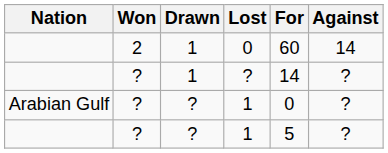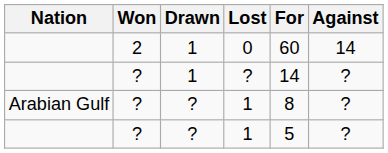(289, 104) 0 -> (289, 104) 8
